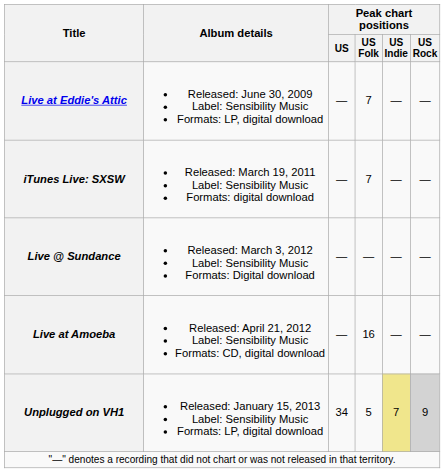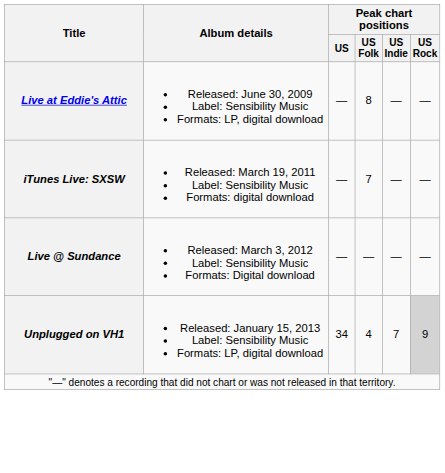(369, 100) 7 -> (369, 100) 8
- row: (74, 334)
(369, 412) 5 -> (369, 334) 4
(396, 412) khaki background -> (396, 334) no background
